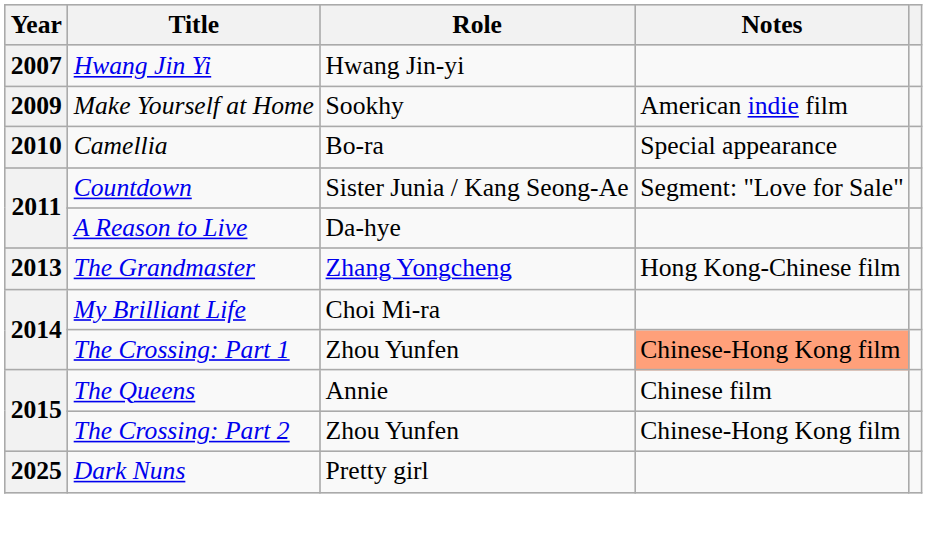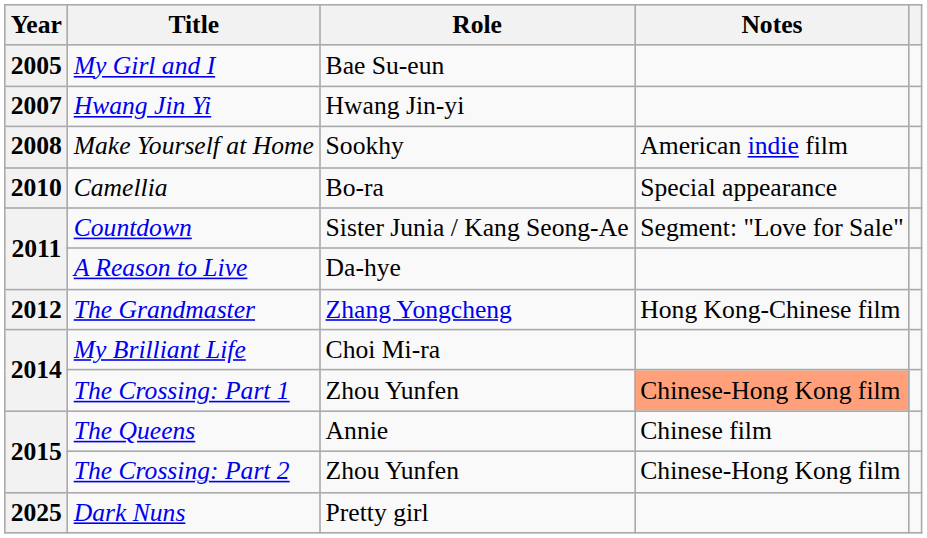+ row: (144, 65)
(36, 106) 2009 -> (36, 146) 2008
(36, 268) 2013 -> (36, 308) 2012
